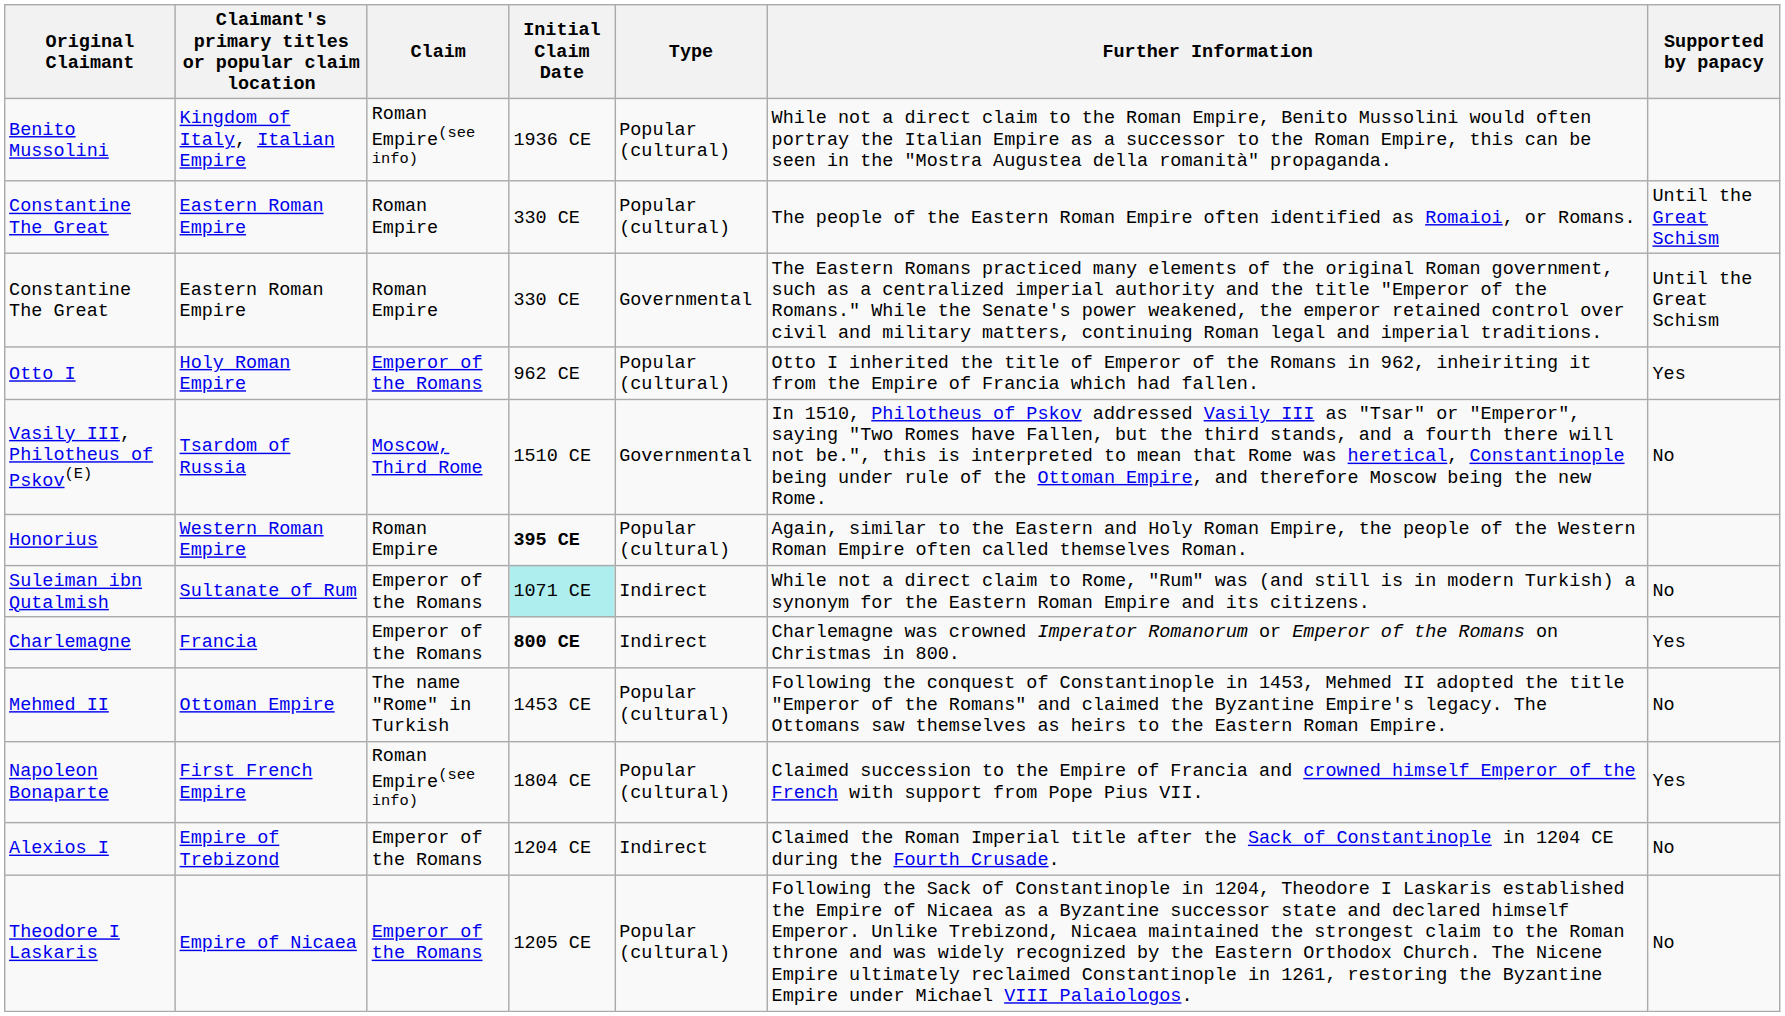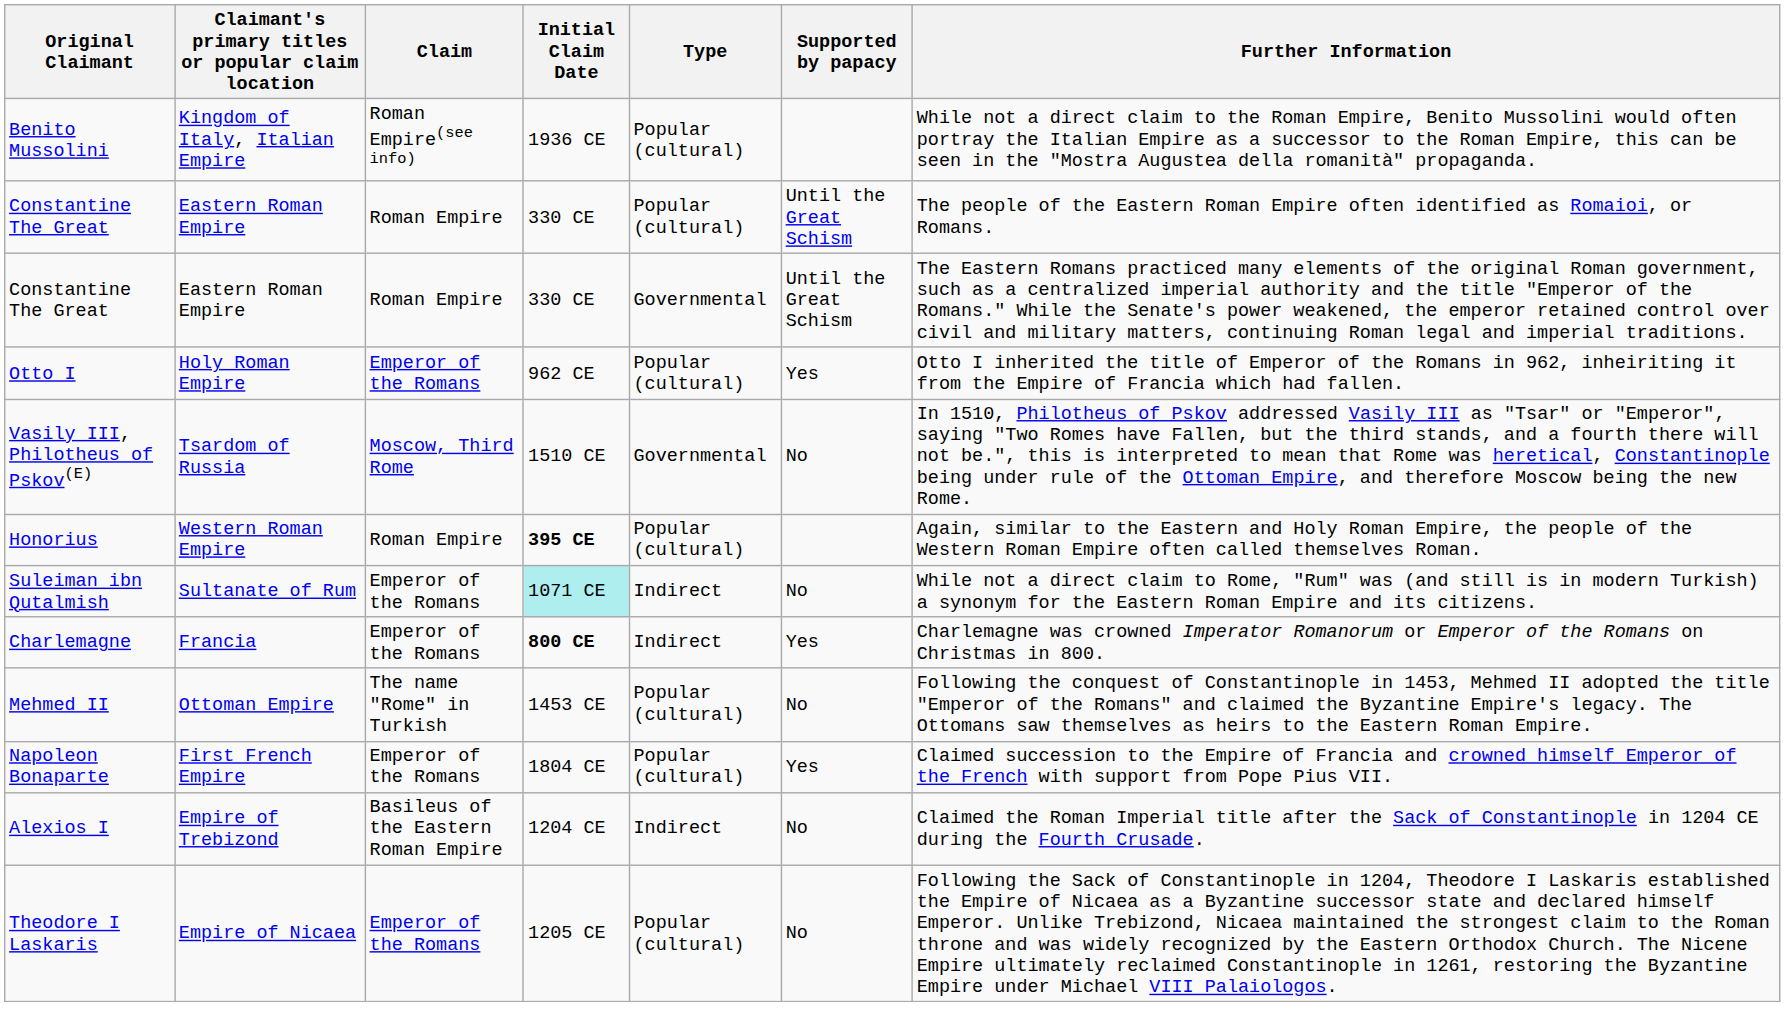columns swapped: (1714, 52) <-> (1208, 52)
(423, 778) Roman Empire(see info) -> (425, 767) Emperor of the Romans
(427, 849) Emperor of the Romans -> (436, 829) Basileus of the Eastern Roman Empire
